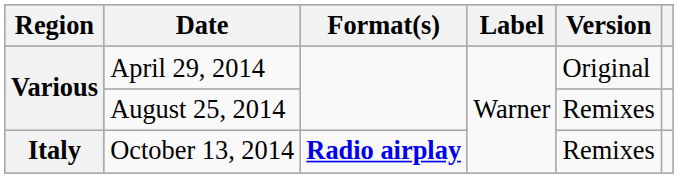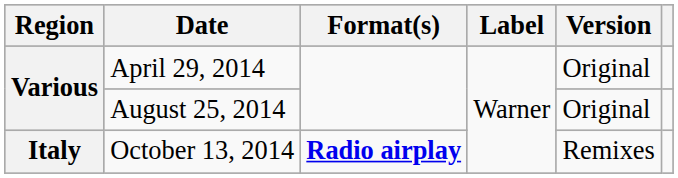(609, 109) Remixes -> (606, 109) Original
